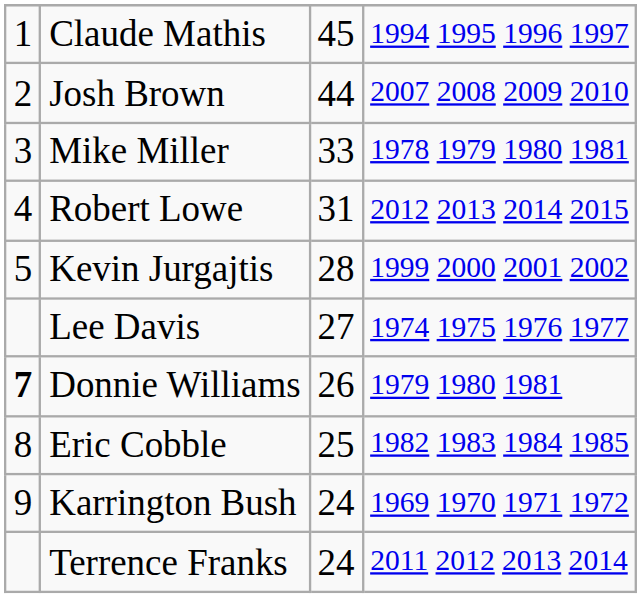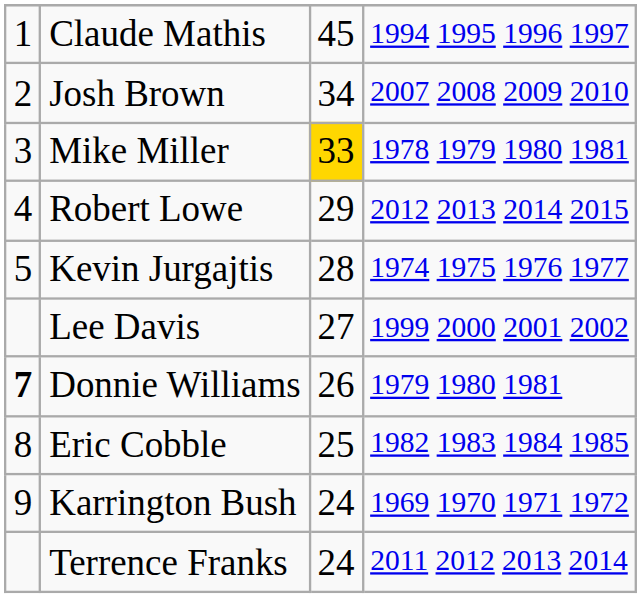(336, 92) 44 -> (336, 92) 34
(336, 151) no background -> (336, 151) gold background
(336, 209) 31 -> (336, 209) 29
(499, 268) 1999 2000 2001 2002 -> (499, 268) 1974 1975 1976 1977
(499, 326) 1974 1975 1976 1977 -> (499, 326) 1999 2000 2001 2002
